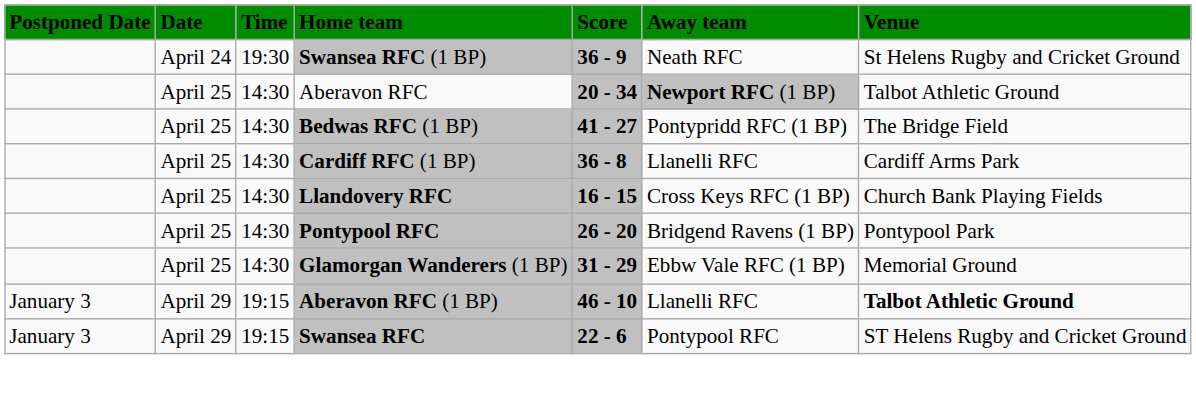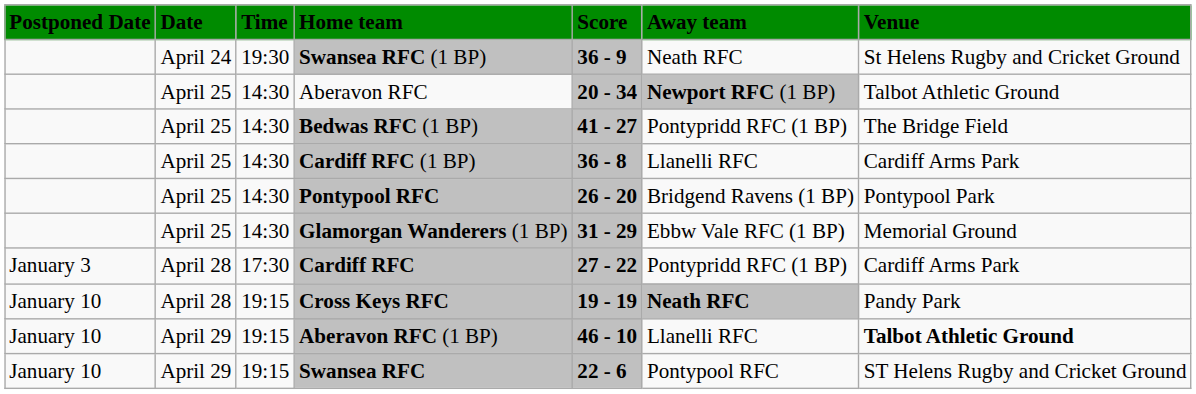- row: (376, 196)
+ row: (357, 265)
+ row: (374, 300)
(50, 300) January 3 -> (55, 335) January 10
(50, 335) January 3 -> (55, 370) January 10
